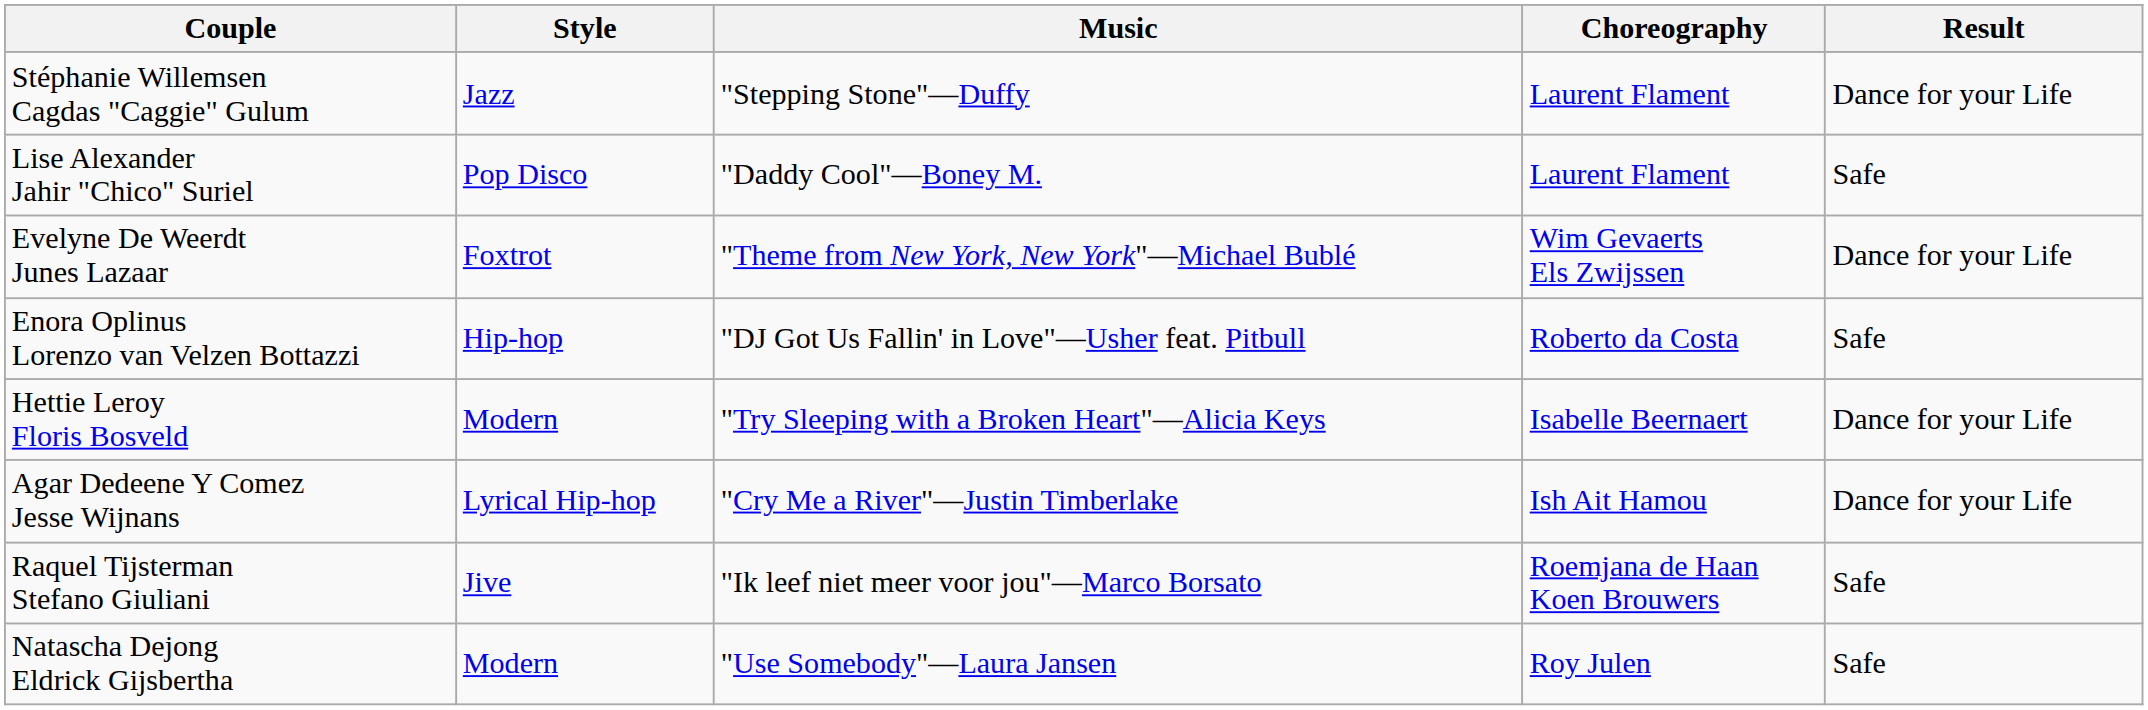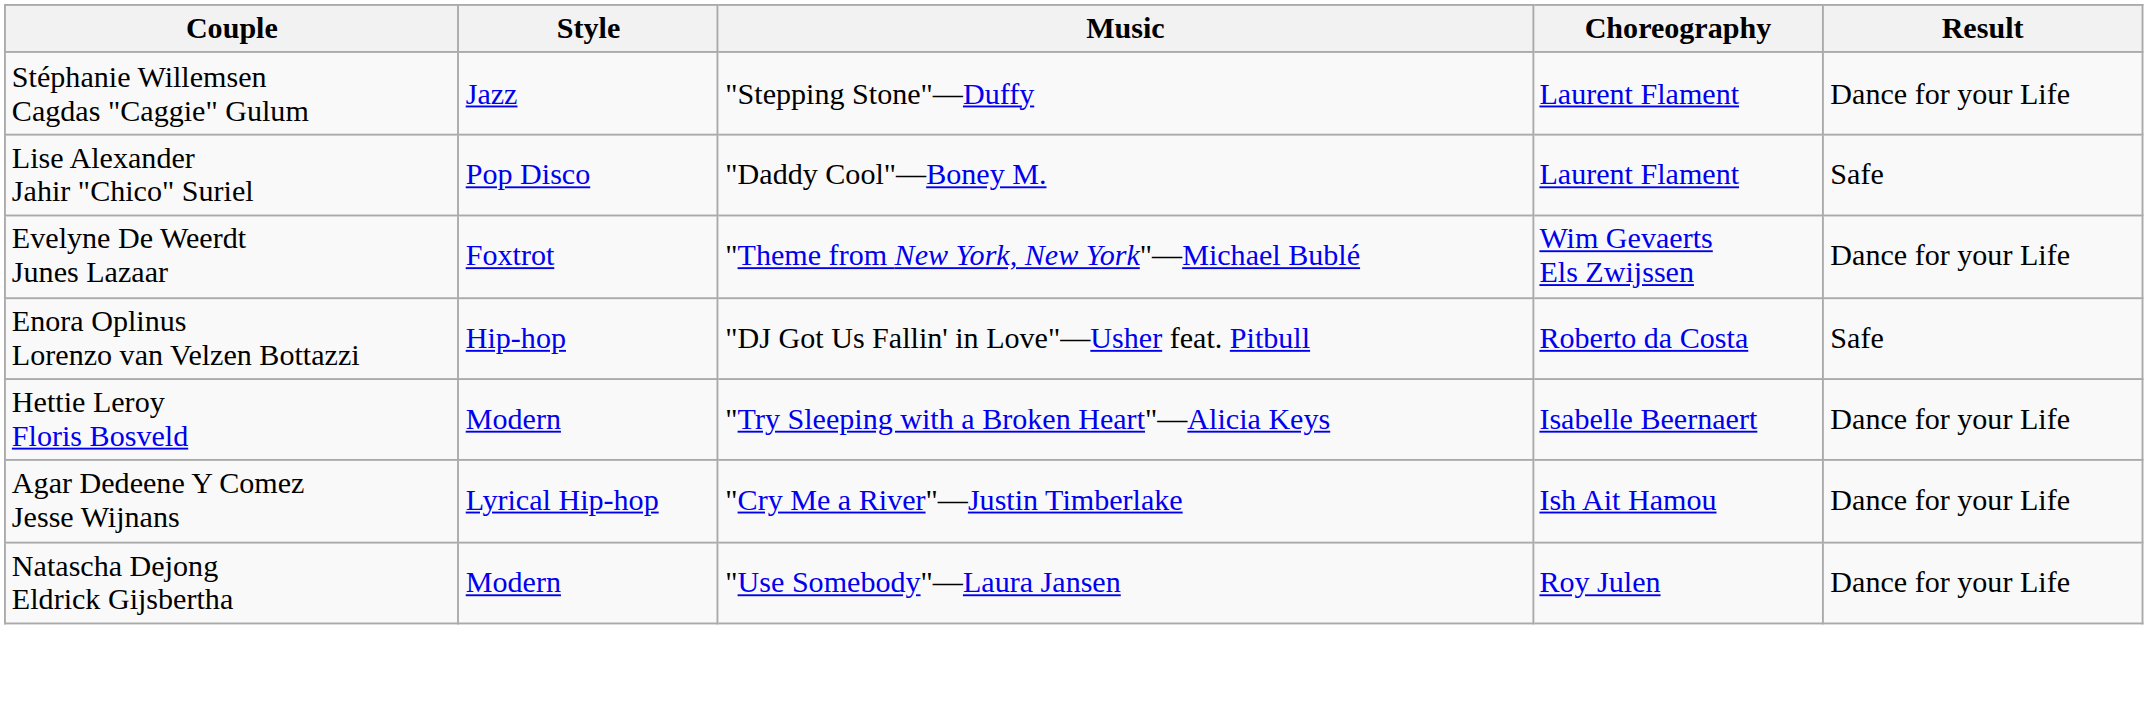- row: (123, 582)
(1859, 663) Safe -> (1950, 582) Dance for your Life
